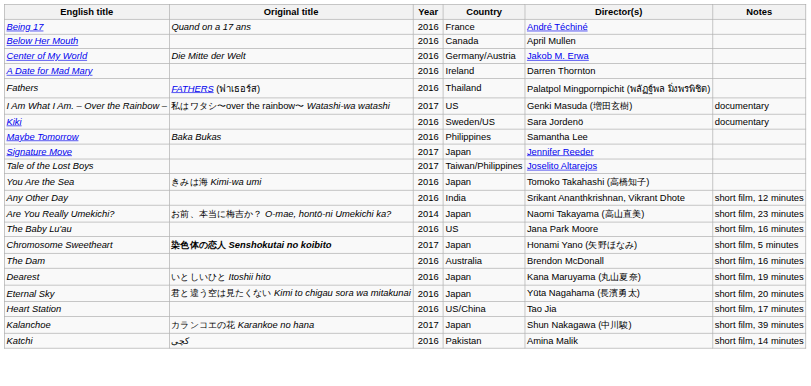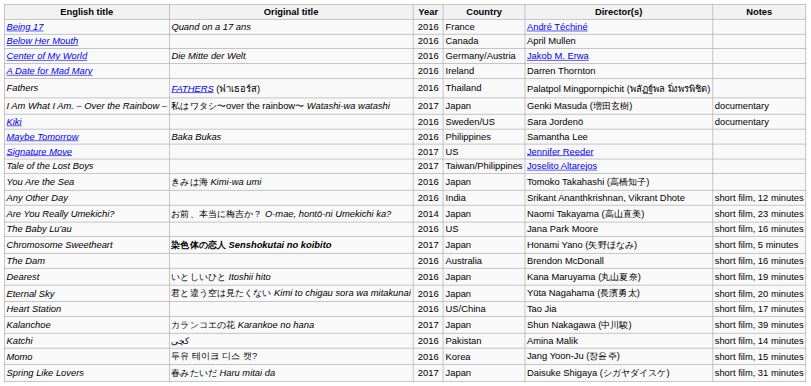(452, 106) US -> (458, 106) Japan
(458, 152) Japan -> (452, 152) US
+ row: (20, 357)
+ row: (45, 373)
